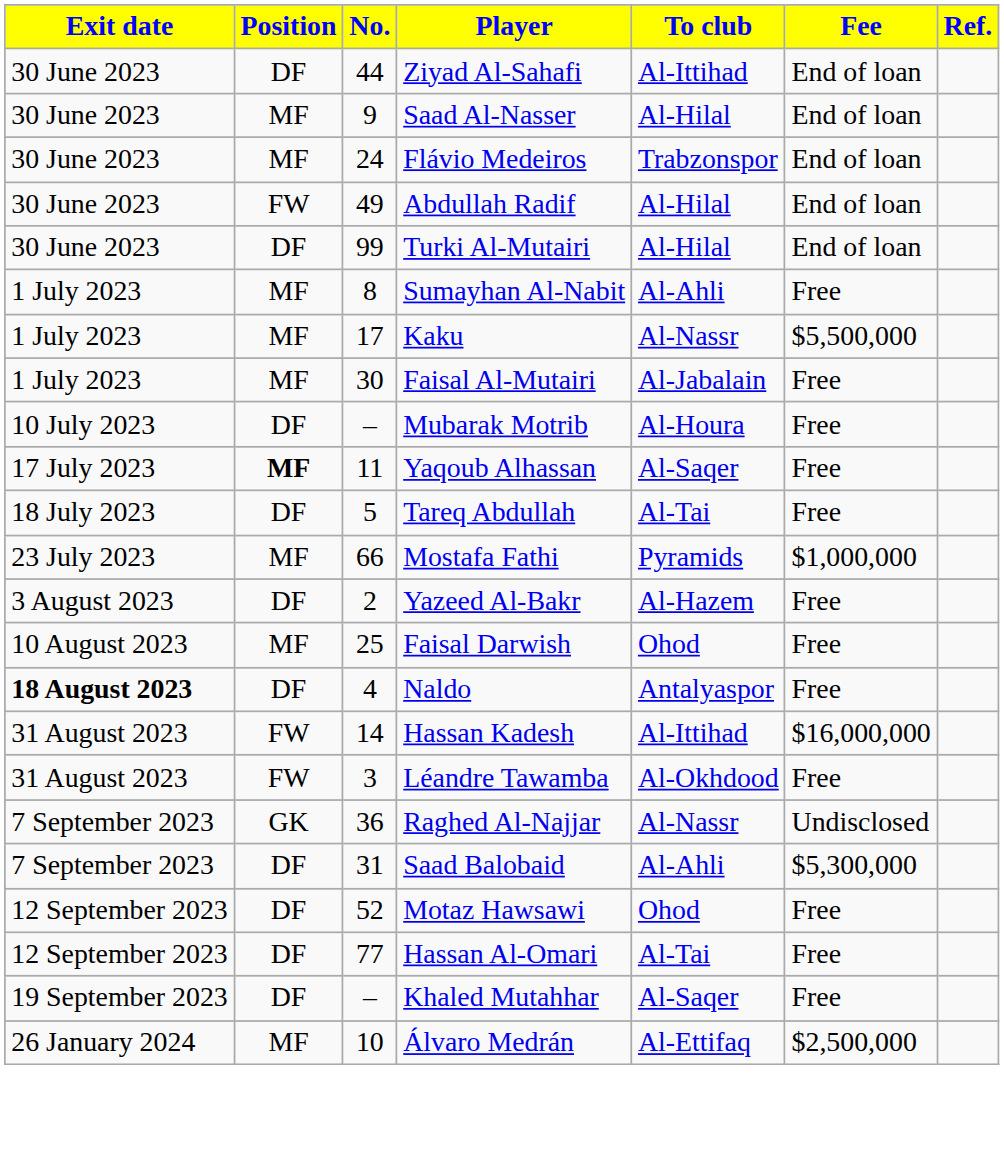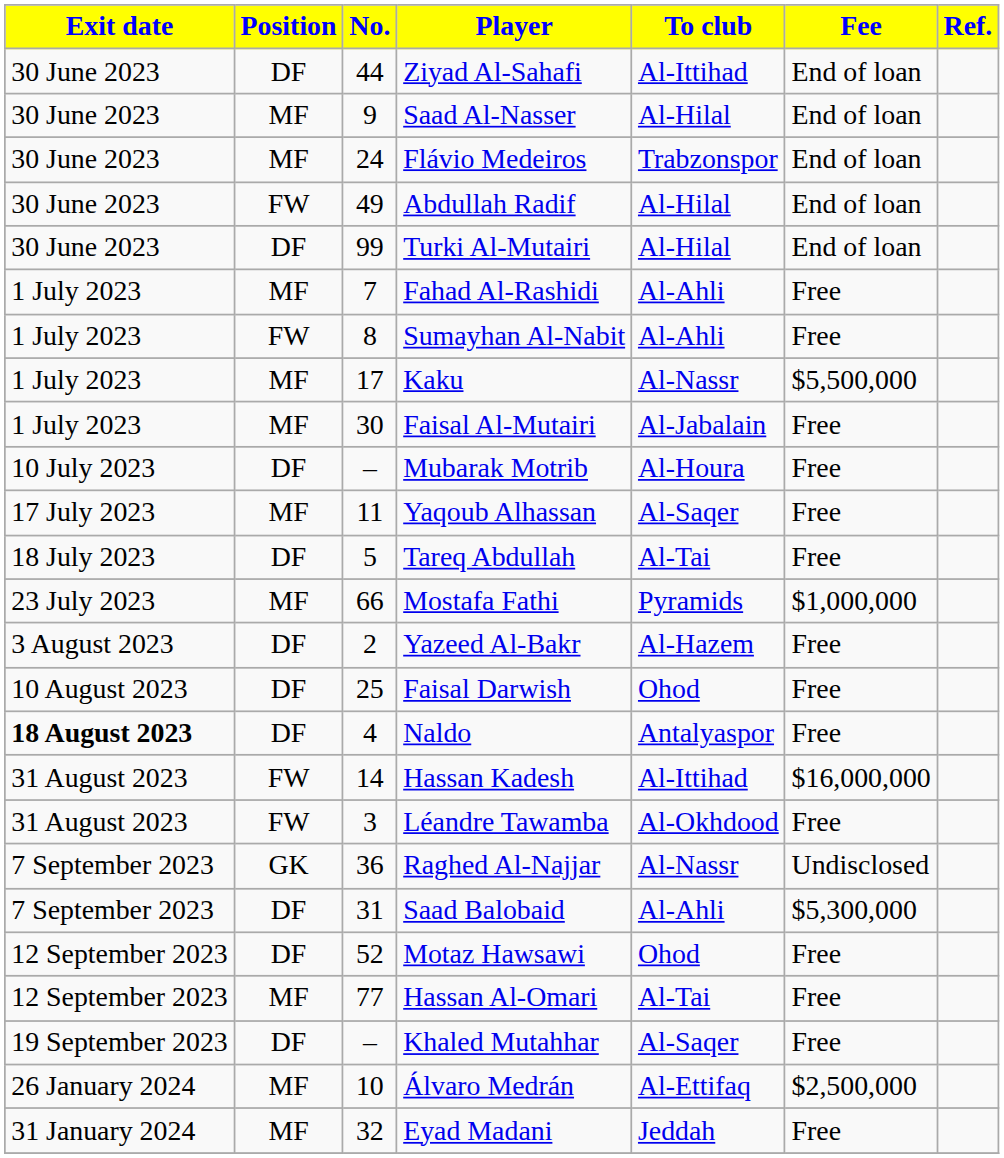+ row: (501, 291)
(289, 291) MF -> (289, 335) FW
(289, 468) bold -> (289, 512) normal
(289, 644) MF -> (289, 688) DF
(289, 953) DF -> (289, 997) MF
+ row: (478, 1130)
